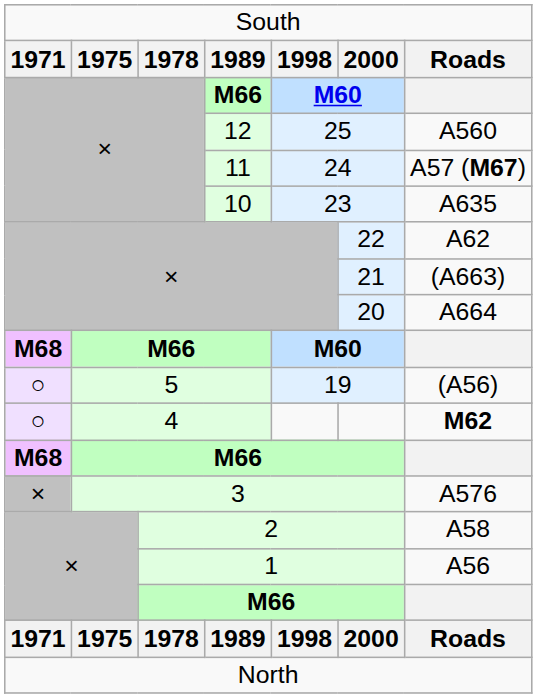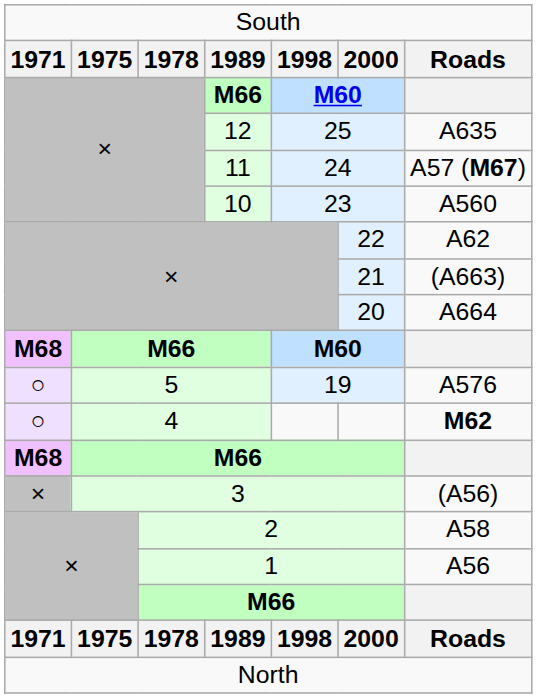(468, 131) A560 -> (468, 131) A635
(468, 203) A635 -> (468, 203) A560
(468, 384) (A56) -> (468, 384) A576
(468, 493) A576 -> (468, 493) (A56)
